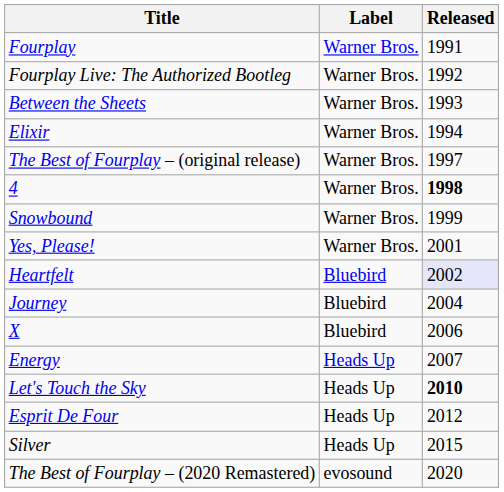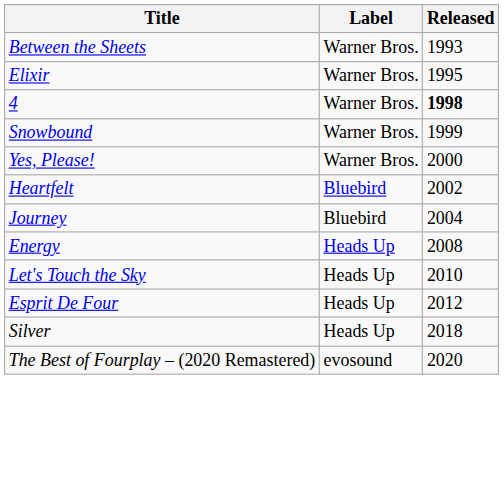- row: (42, 47)
- row: (150, 75)
(445, 132) 1994 -> (445, 75) 1995
- row: (154, 160)
(445, 246) 2001 -> (445, 160) 2000
(445, 274) lavender background -> (445, 189) no background
- row: (14, 331)
(445, 359) 2007 -> (445, 246) 2008
(445, 388) bold -> (445, 274) normal
(445, 445) 2015 -> (445, 331) 2018
